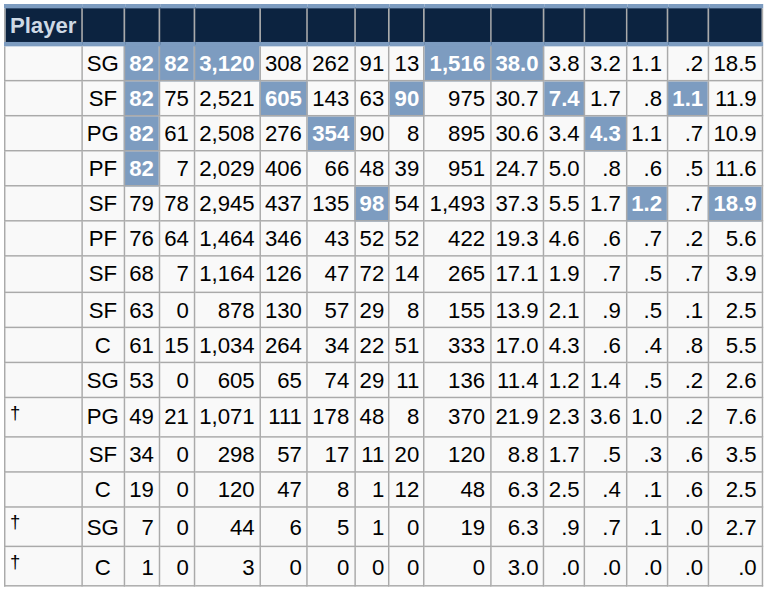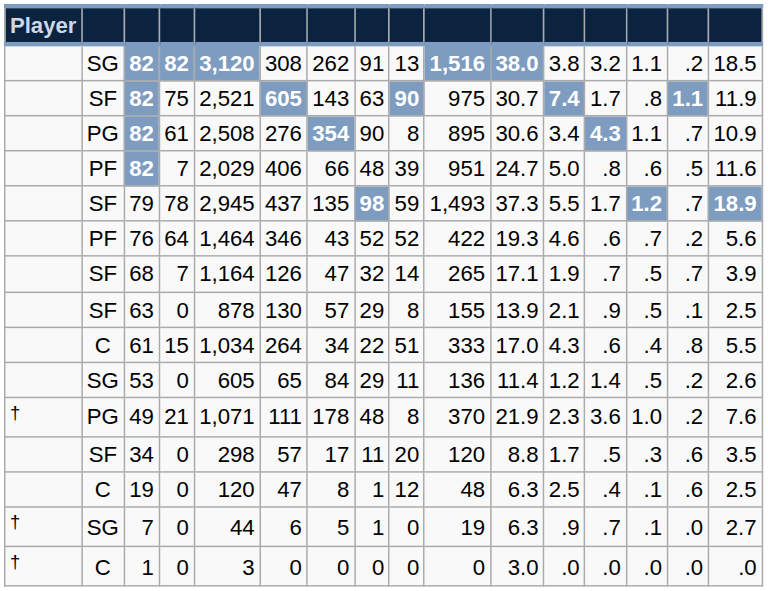(407, 204) 54 -> (407, 204) 59
(372, 274) 72 -> (372, 274) 32
(337, 380) 74 -> (337, 380) 84
